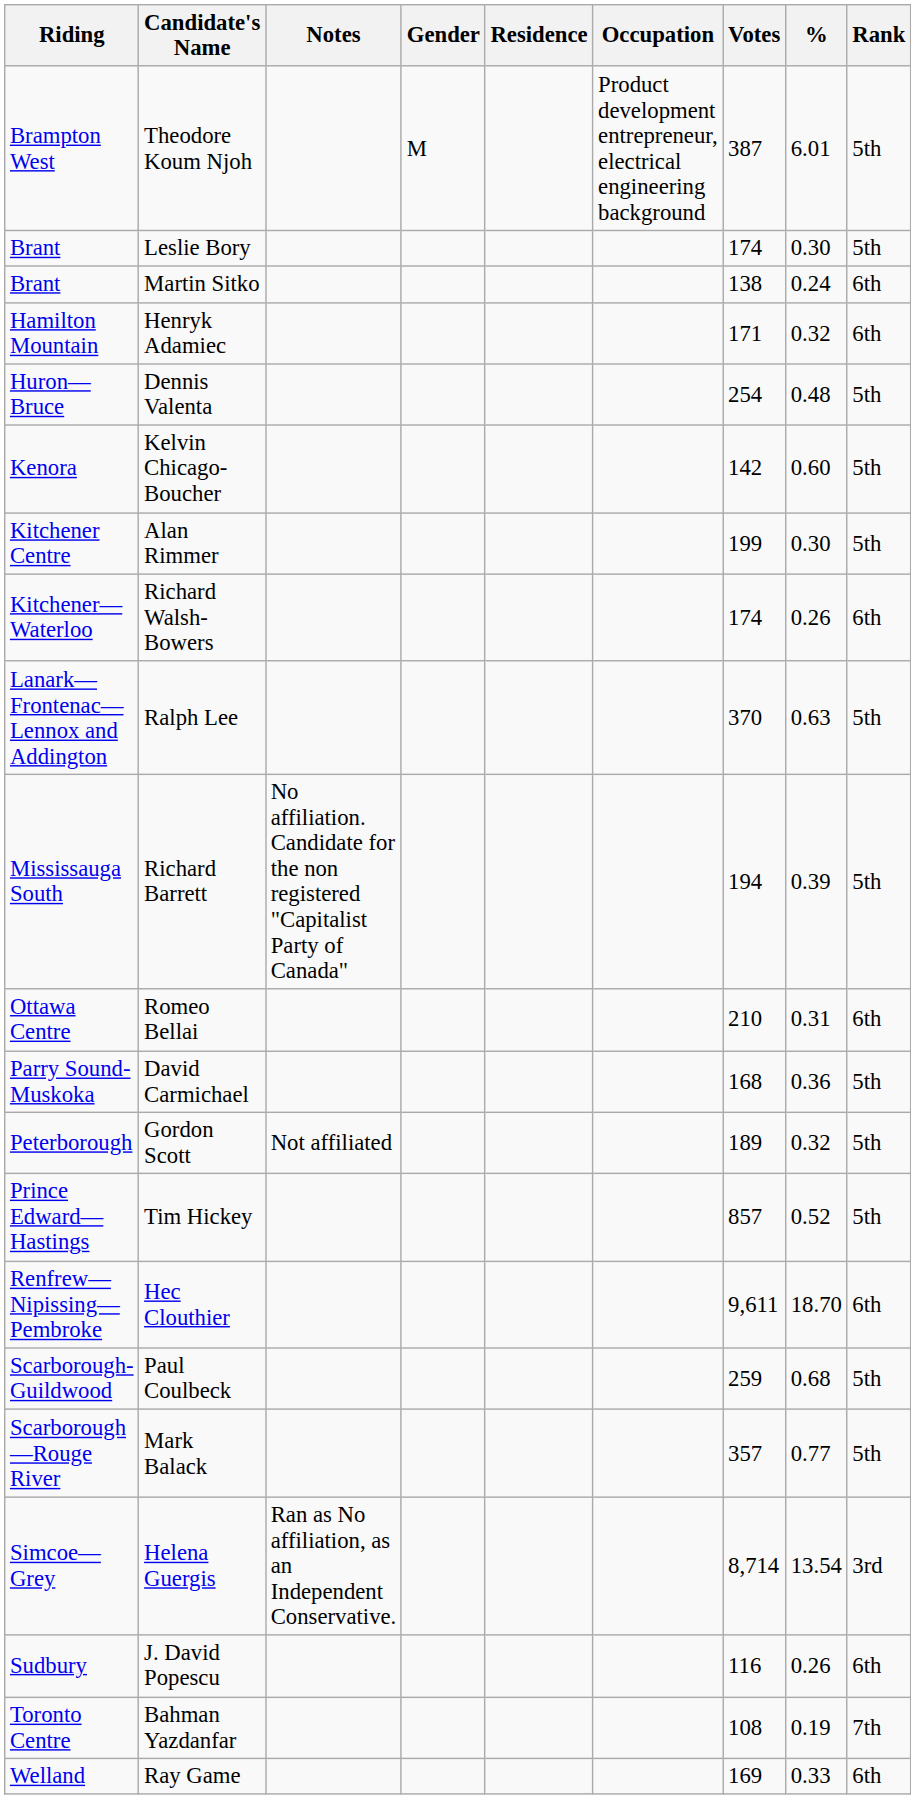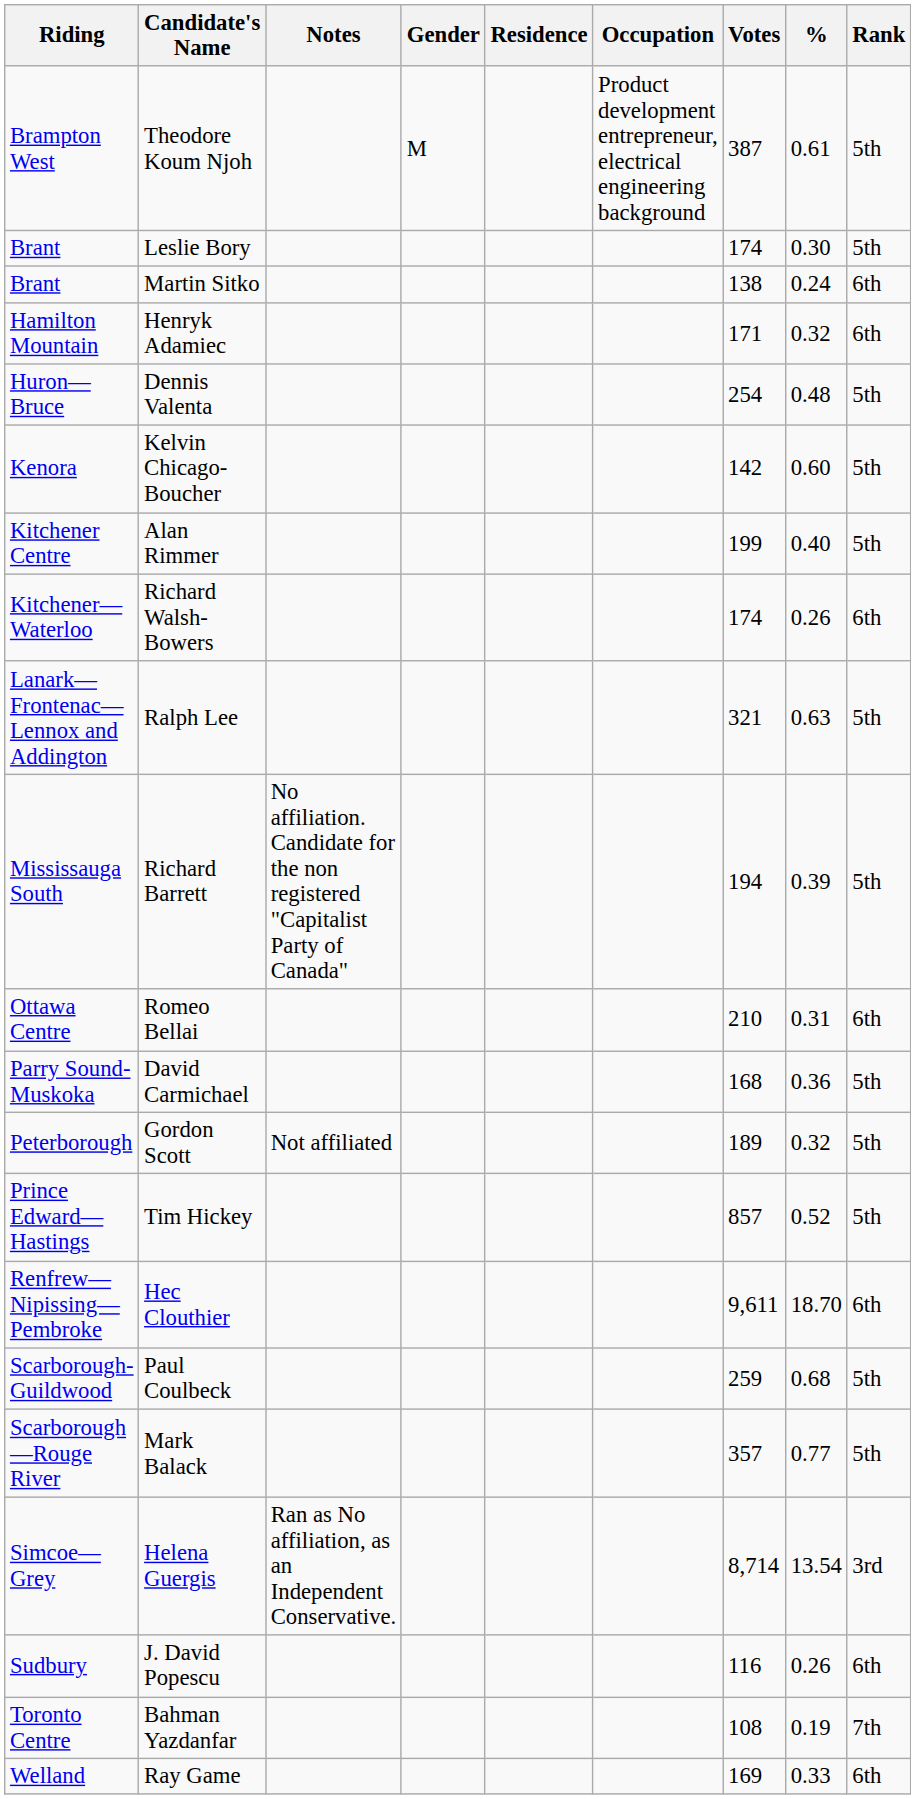(811, 148) 6.01 -> (811, 148) 0.61
(811, 543) 0.30 -> (811, 543) 0.40
(745, 717) 370 -> (745, 717) 321
